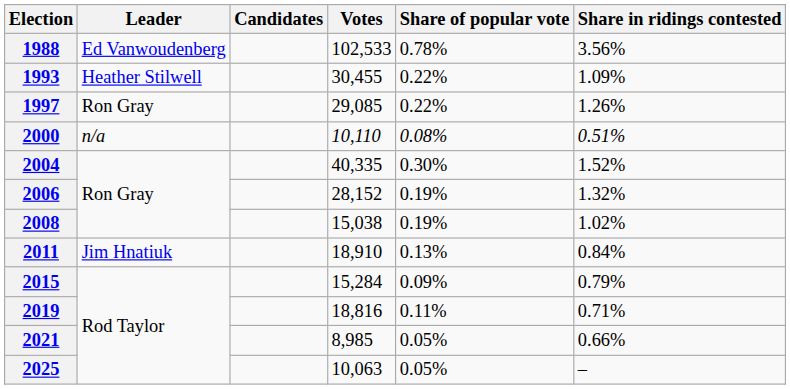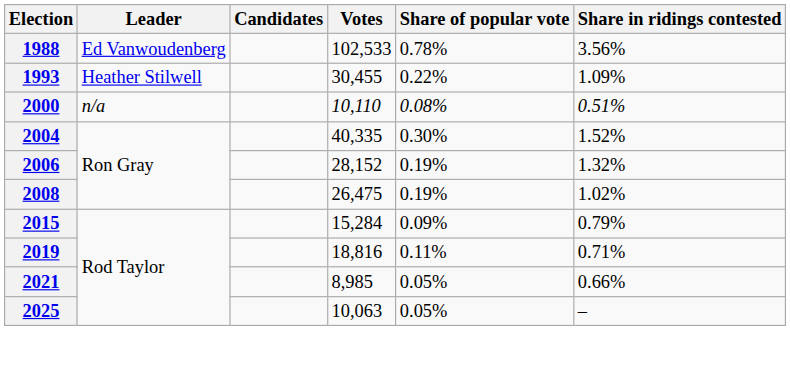- row: (41, 106)
(357, 223) 15,038 -> (357, 194) 26,475
- row: (41, 252)
